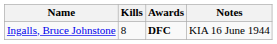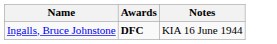- column: (132, 13)
